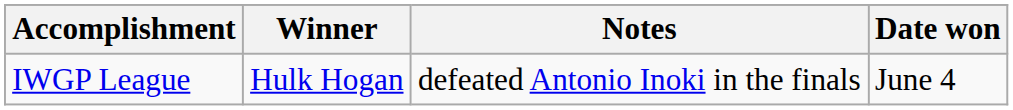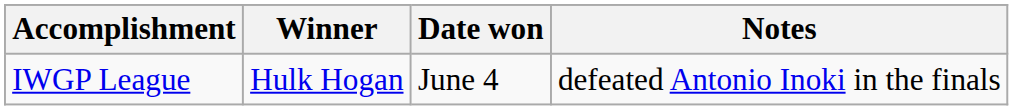columns swapped: (938, 29) <-> (639, 29)
